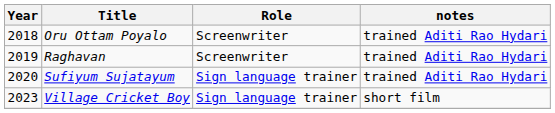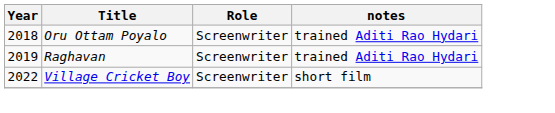- row: (109, 77)
(23, 98) 2023 -> (23, 77) 2022
(277, 98) Sign language trainer -> (242, 77) Screenwriter
